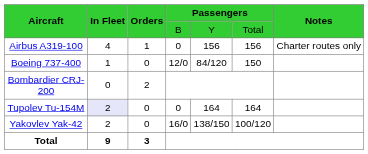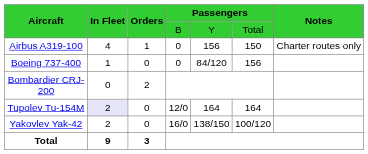(253, 46) 156 -> (253, 46) 150
(178, 63) 12/0 -> (178, 63) 0
(253, 63) 150 -> (253, 63) 156
(178, 107) 0 -> (178, 107) 12/0
